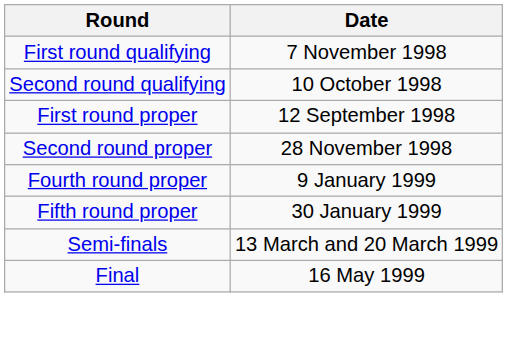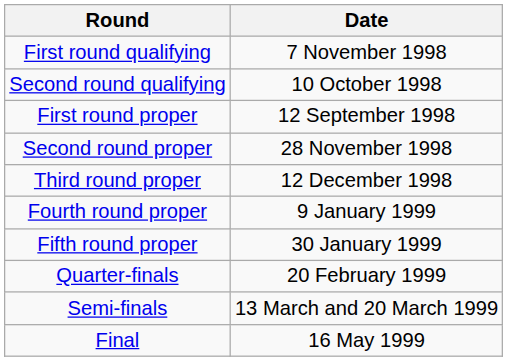+ row: (117, 180)
+ row: (117, 276)
